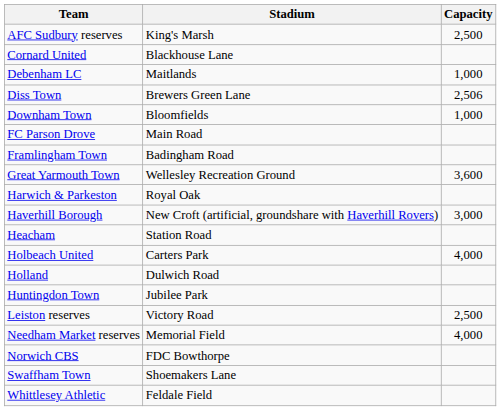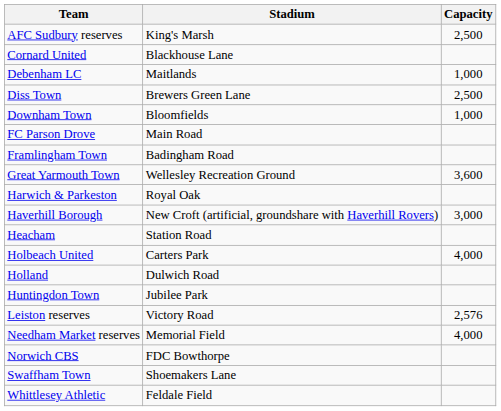(468, 94) 2,506 -> (468, 94) 2,500
(468, 315) 2,500 -> (468, 315) 2,576
